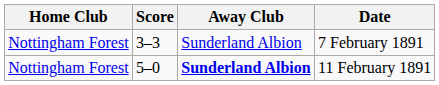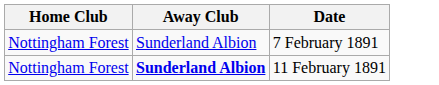- column: (155, 17)
